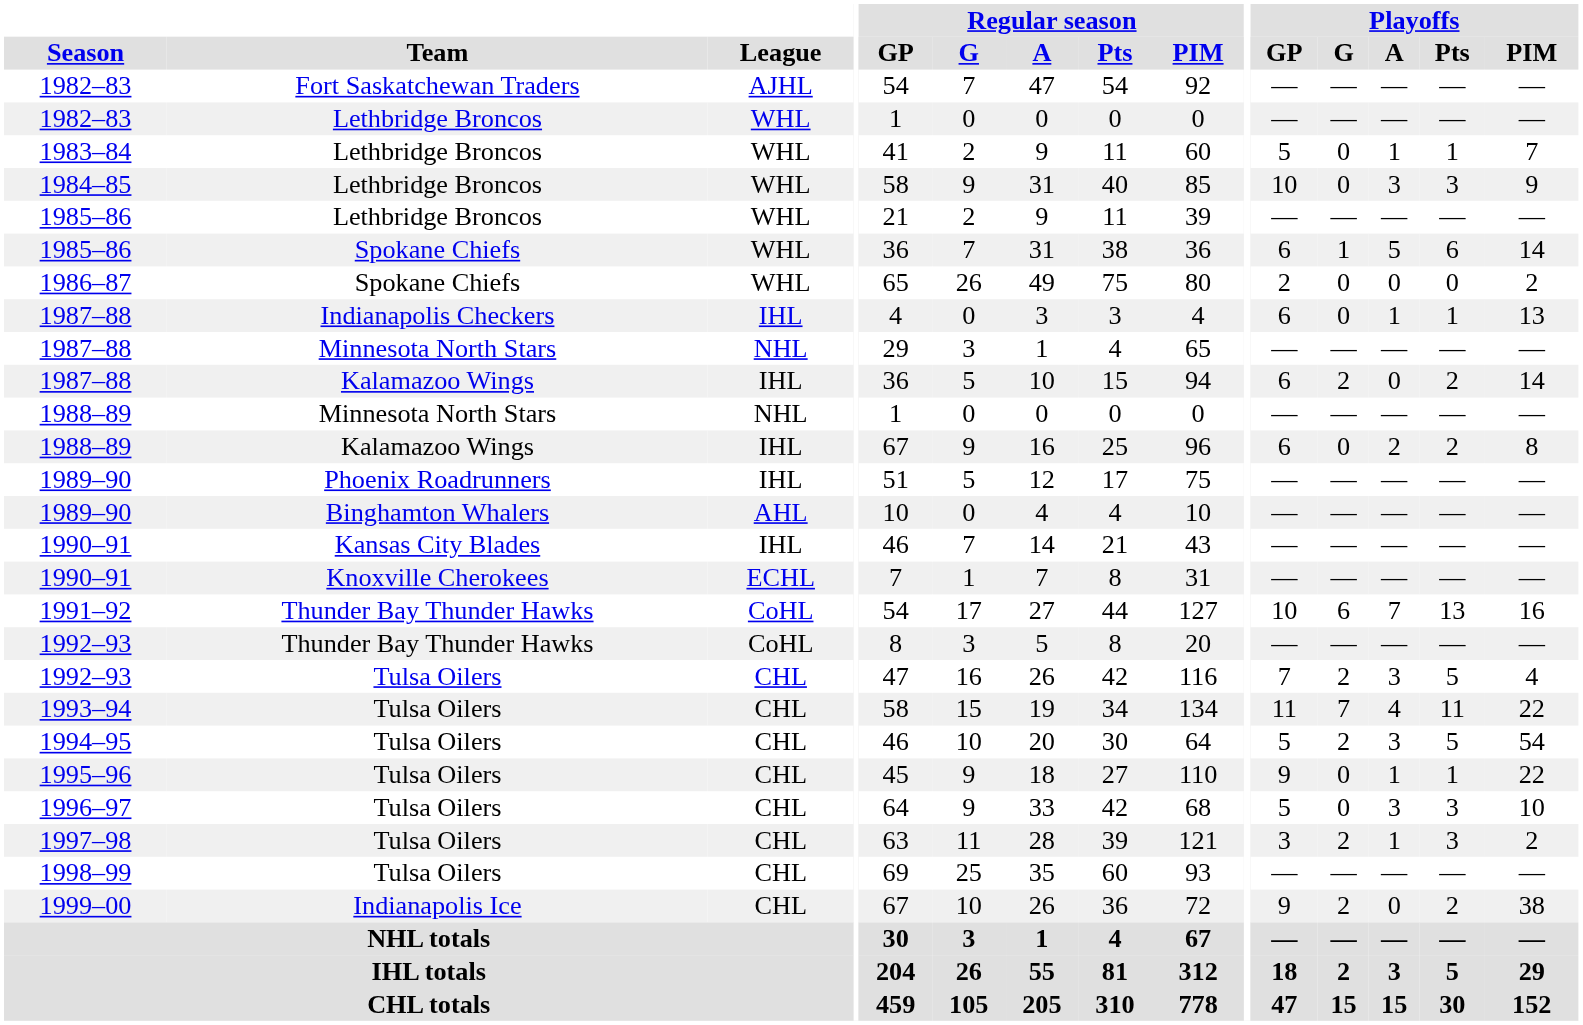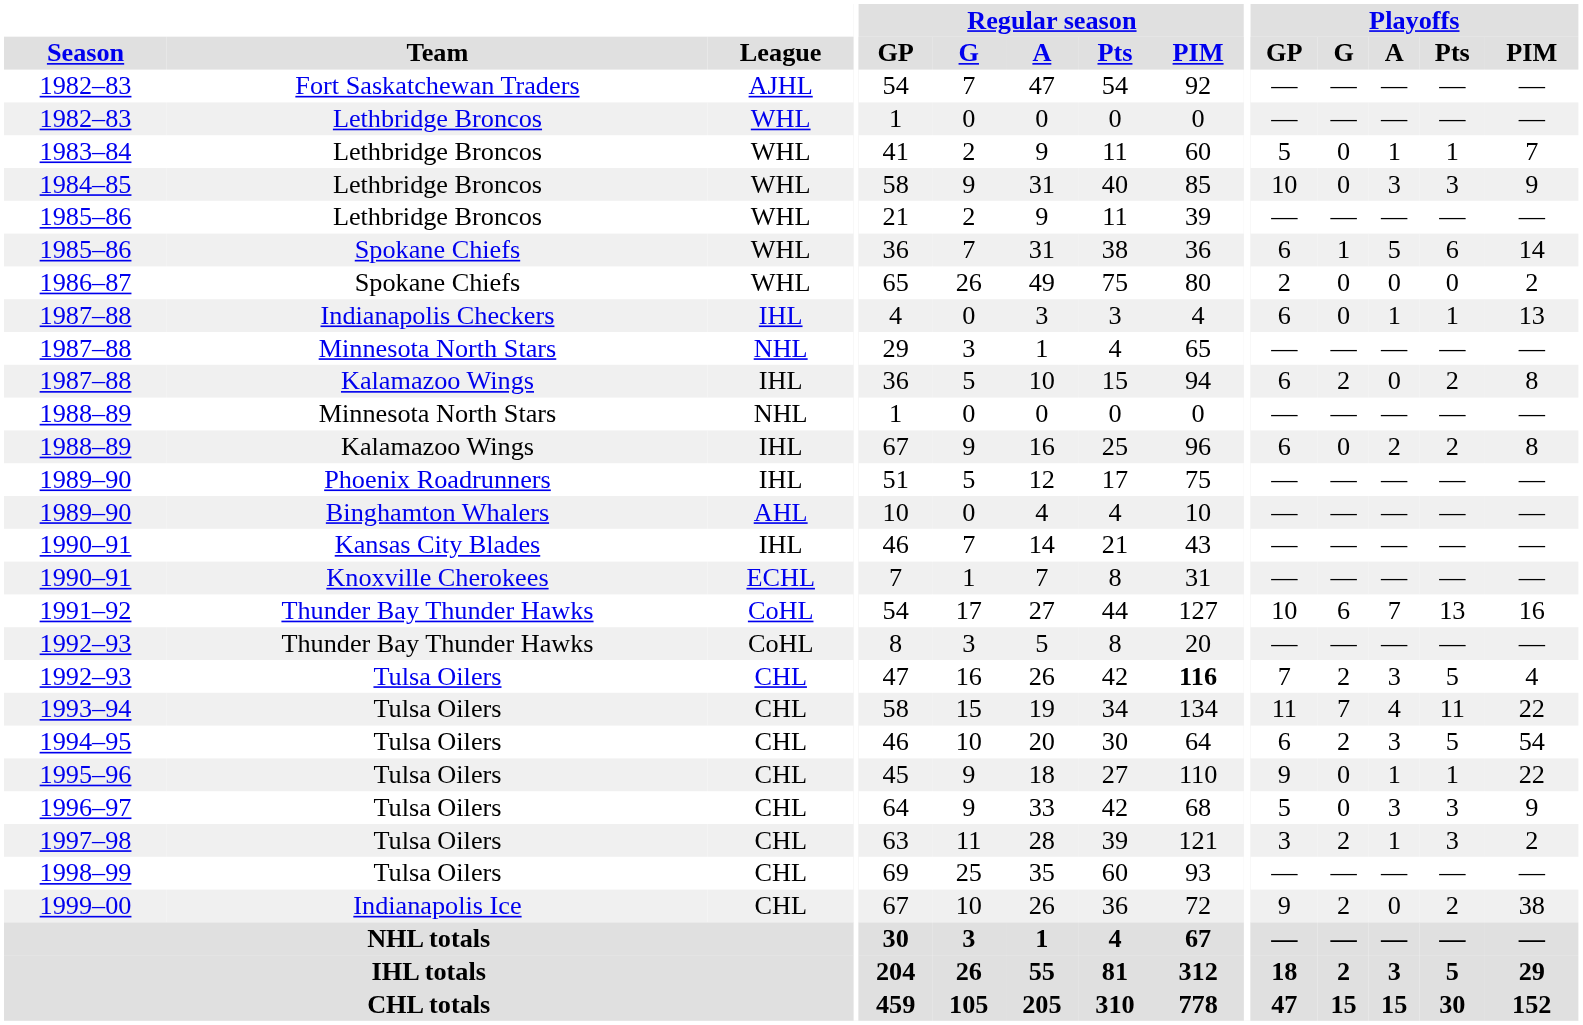(1532, 380) 14 -> (1532, 380) 8
(1198, 676) normal -> (1198, 676) bold
(1284, 741) 5 -> (1284, 741) 6
(1532, 807) 10 -> (1532, 807) 9
